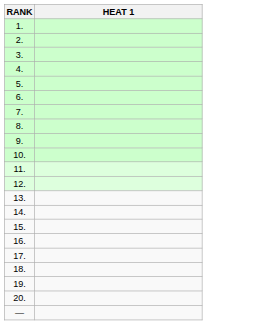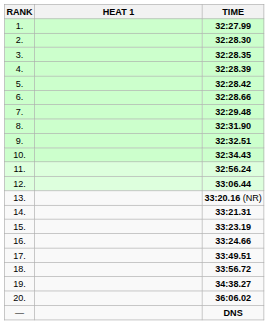+ column: (233, 12)
